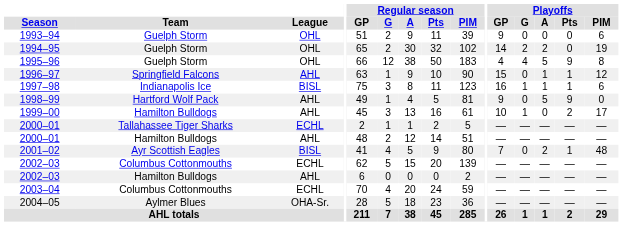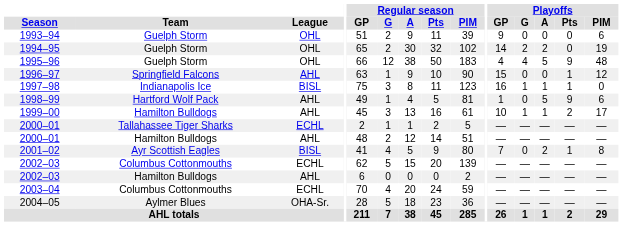(601, 61) 8 -> (601, 61) 48
(545, 74) 1 -> (545, 74) 0
(601, 87) 6 -> (601, 87) 0
(501, 100) 9 -> (501, 100) 1
(601, 100) 0 -> (601, 100) 6
(545, 112) 0 -> (545, 112) 1
(601, 151) 48 -> (601, 151) 8
